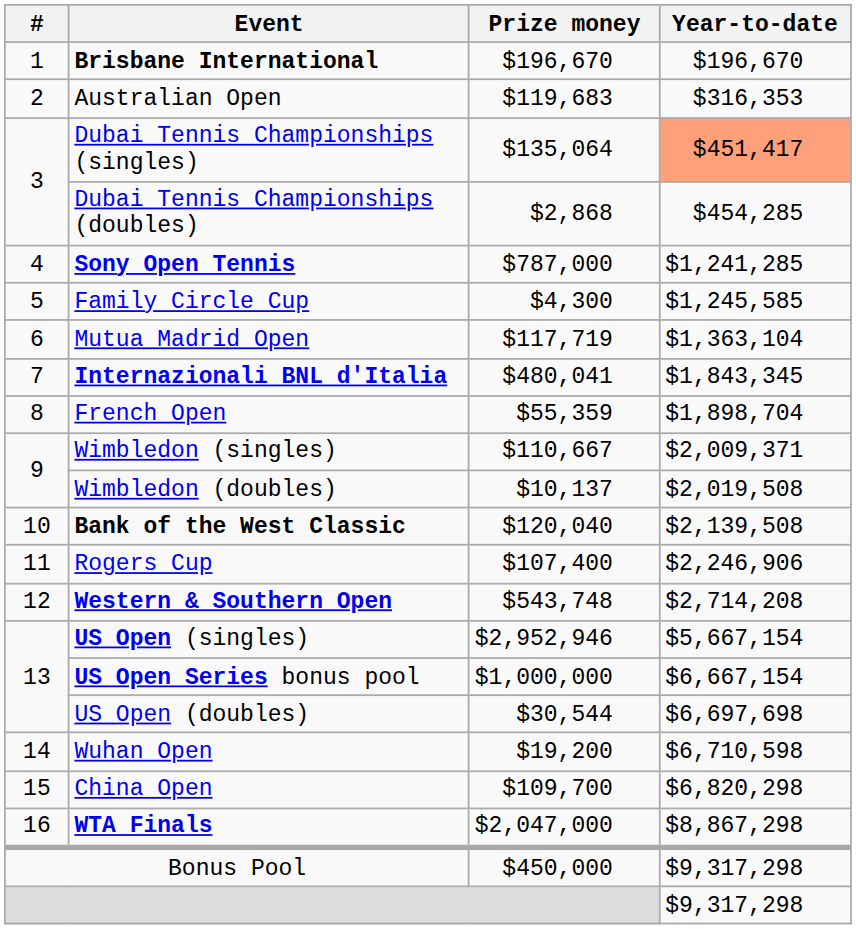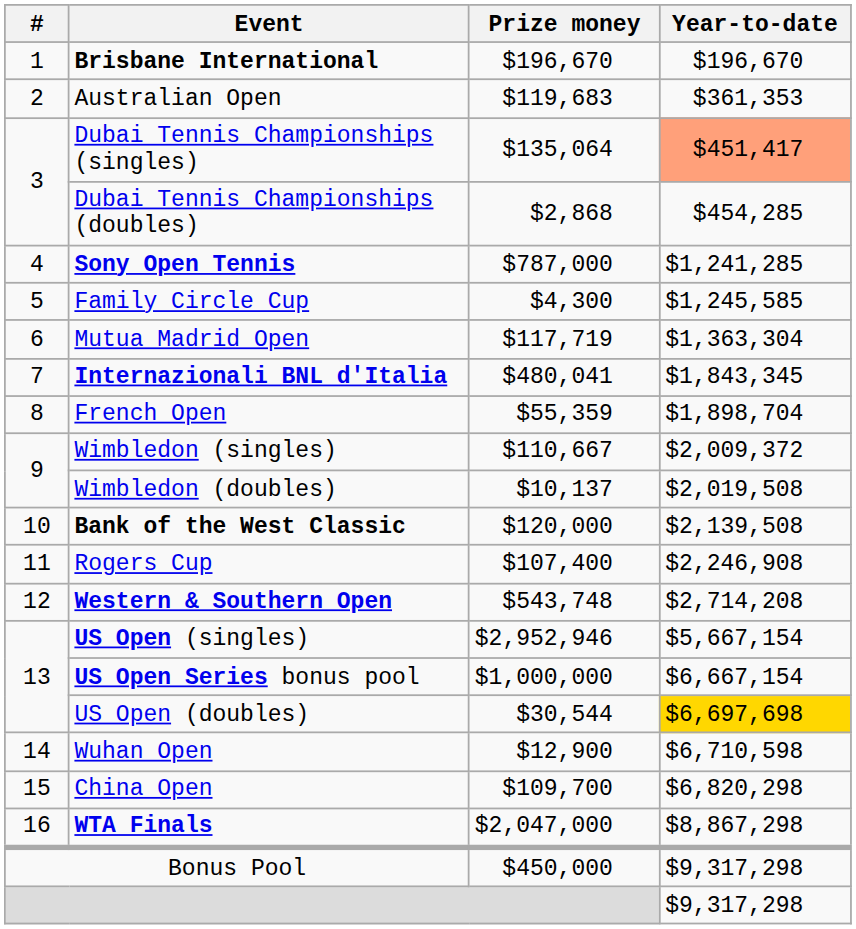(748, 99) $316,353 -> (748, 99) $361,353
(734, 339) $1,363,104 -> (734, 339) $1,363,304
(734, 452) $2,009,371 -> (734, 452) $2,009,372
(558, 527) $120,040 -> (558, 527) $120,000
(734, 564) $2,246,906 -> (734, 564) $2,246,908
(734, 714) no background -> (734, 714) gold background
(565, 752) $19,200 -> (565, 752) $12,900
